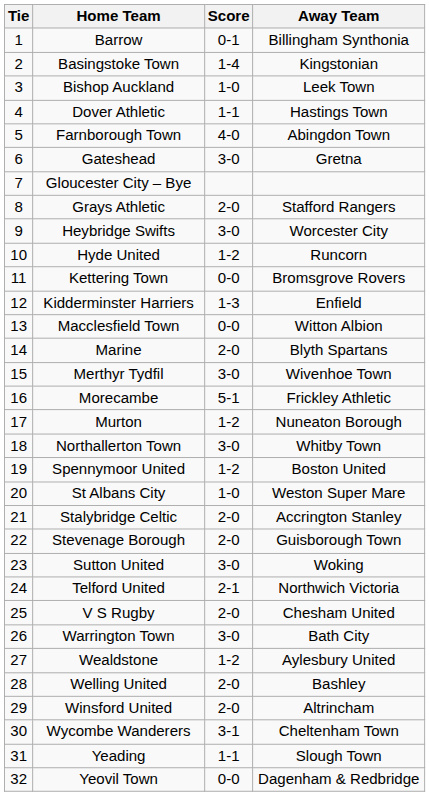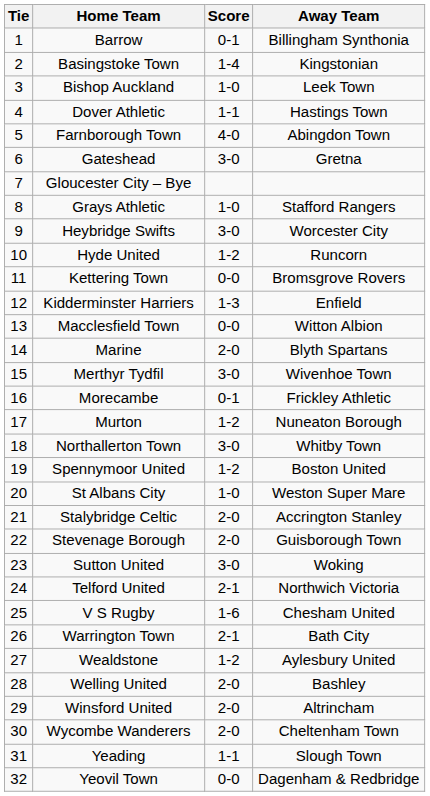(229, 207) 2-0 -> (229, 207) 1-0
(229, 398) 5-1 -> (229, 398) 0-1
(229, 612) 2-0 -> (229, 612) 1-6
(229, 636) 3-0 -> (229, 636) 2-1
(229, 732) 3-1 -> (229, 732) 2-0
